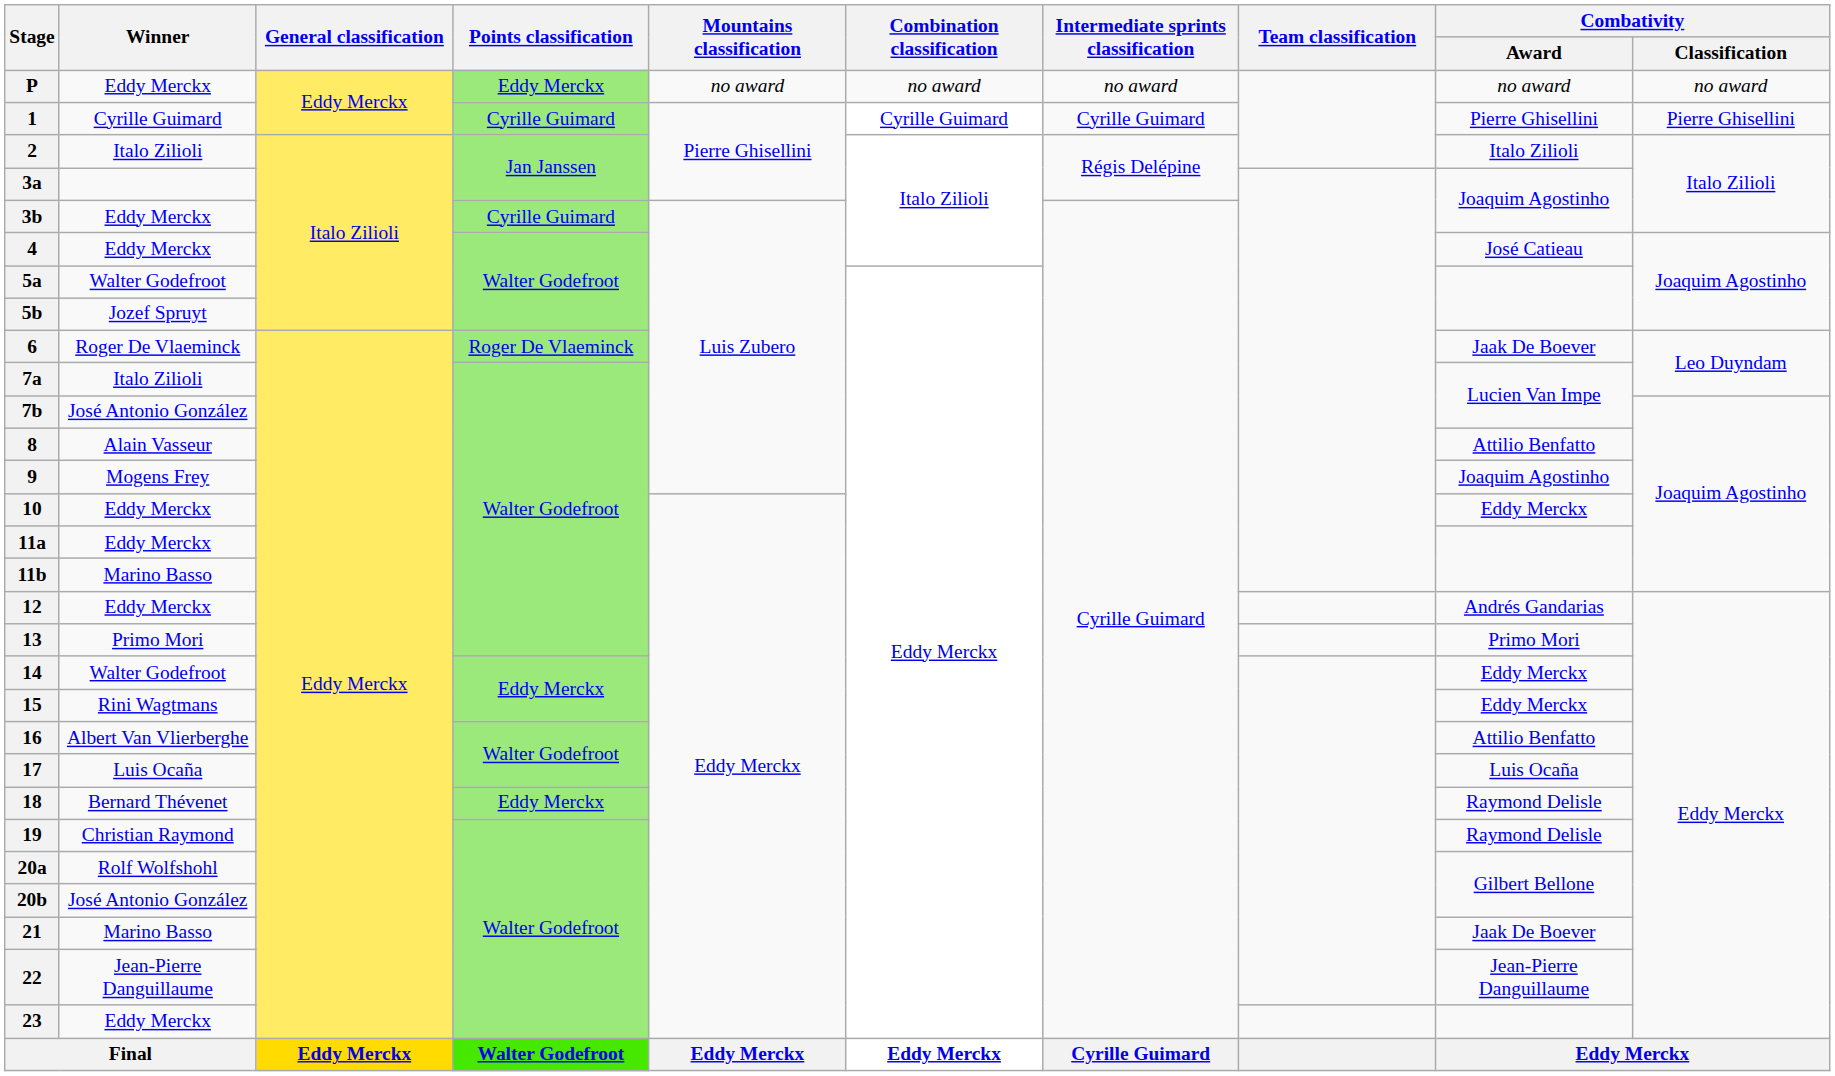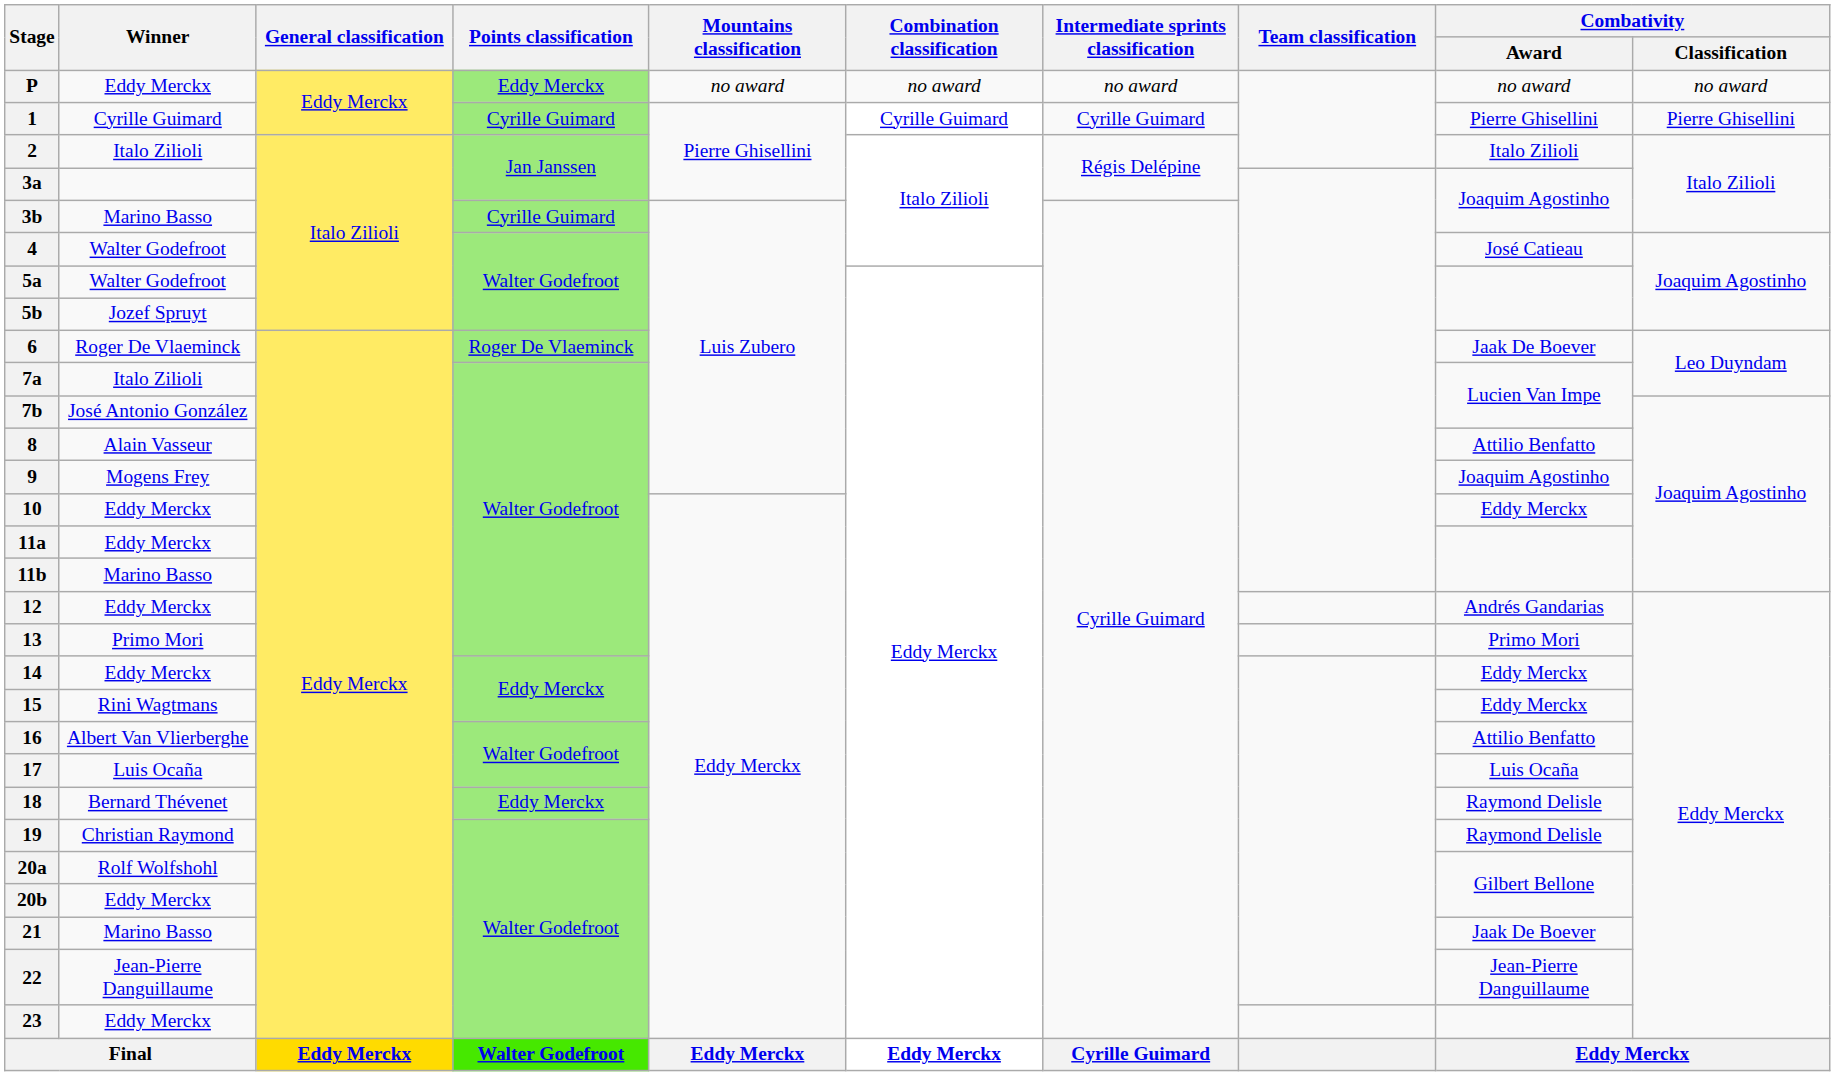(158, 216) Eddy Merckx -> (158, 216) Marino Basso
(158, 249) Eddy Merckx -> (158, 249) Walter Godefroot
(158, 672) Walter Godefroot -> (158, 672) Eddy Merckx
(158, 900) José Antonio González -> (158, 900) Eddy Merckx
